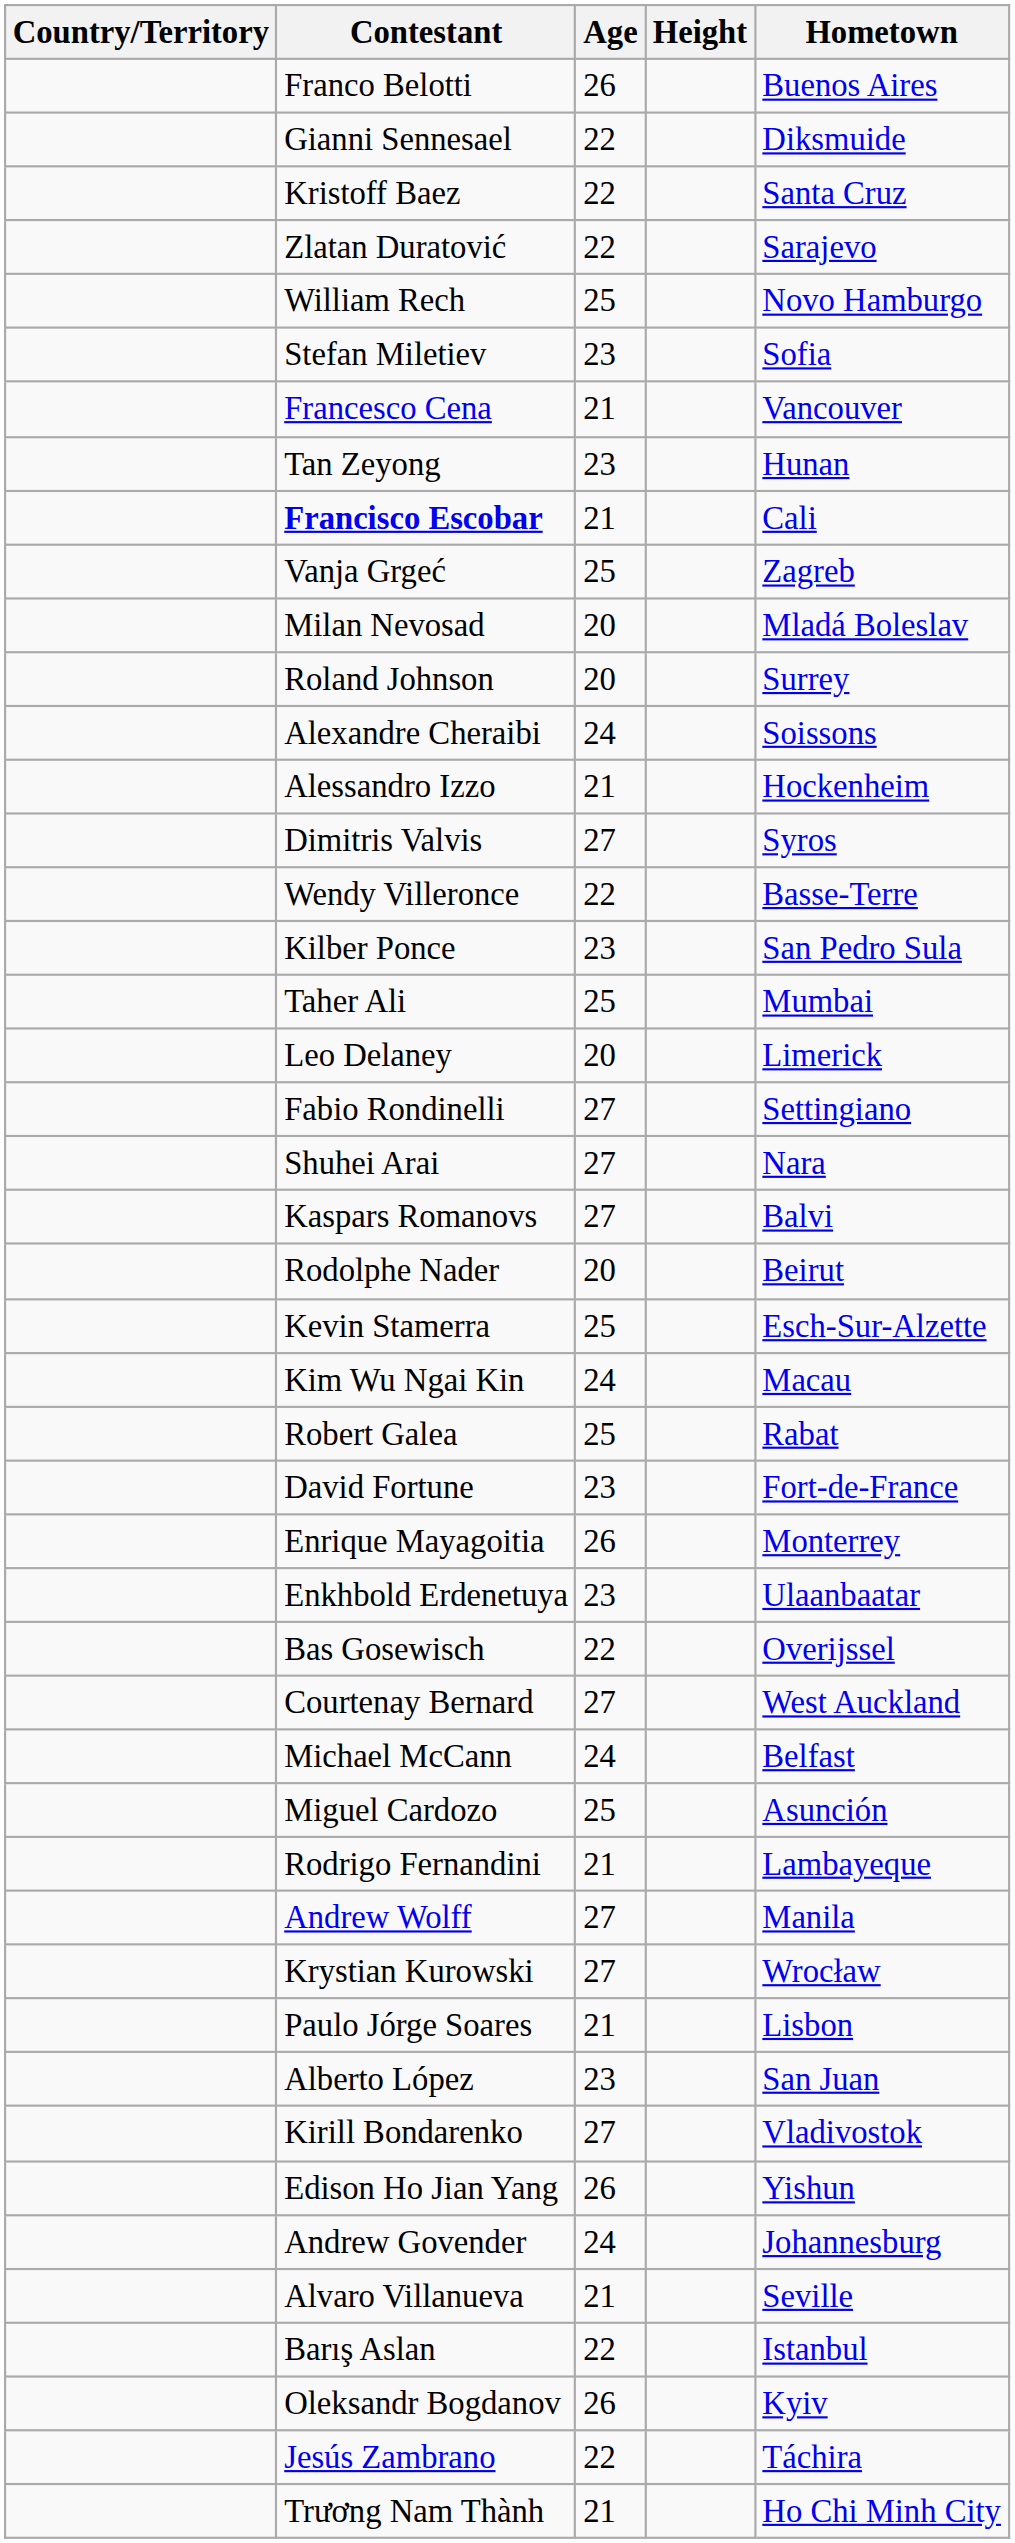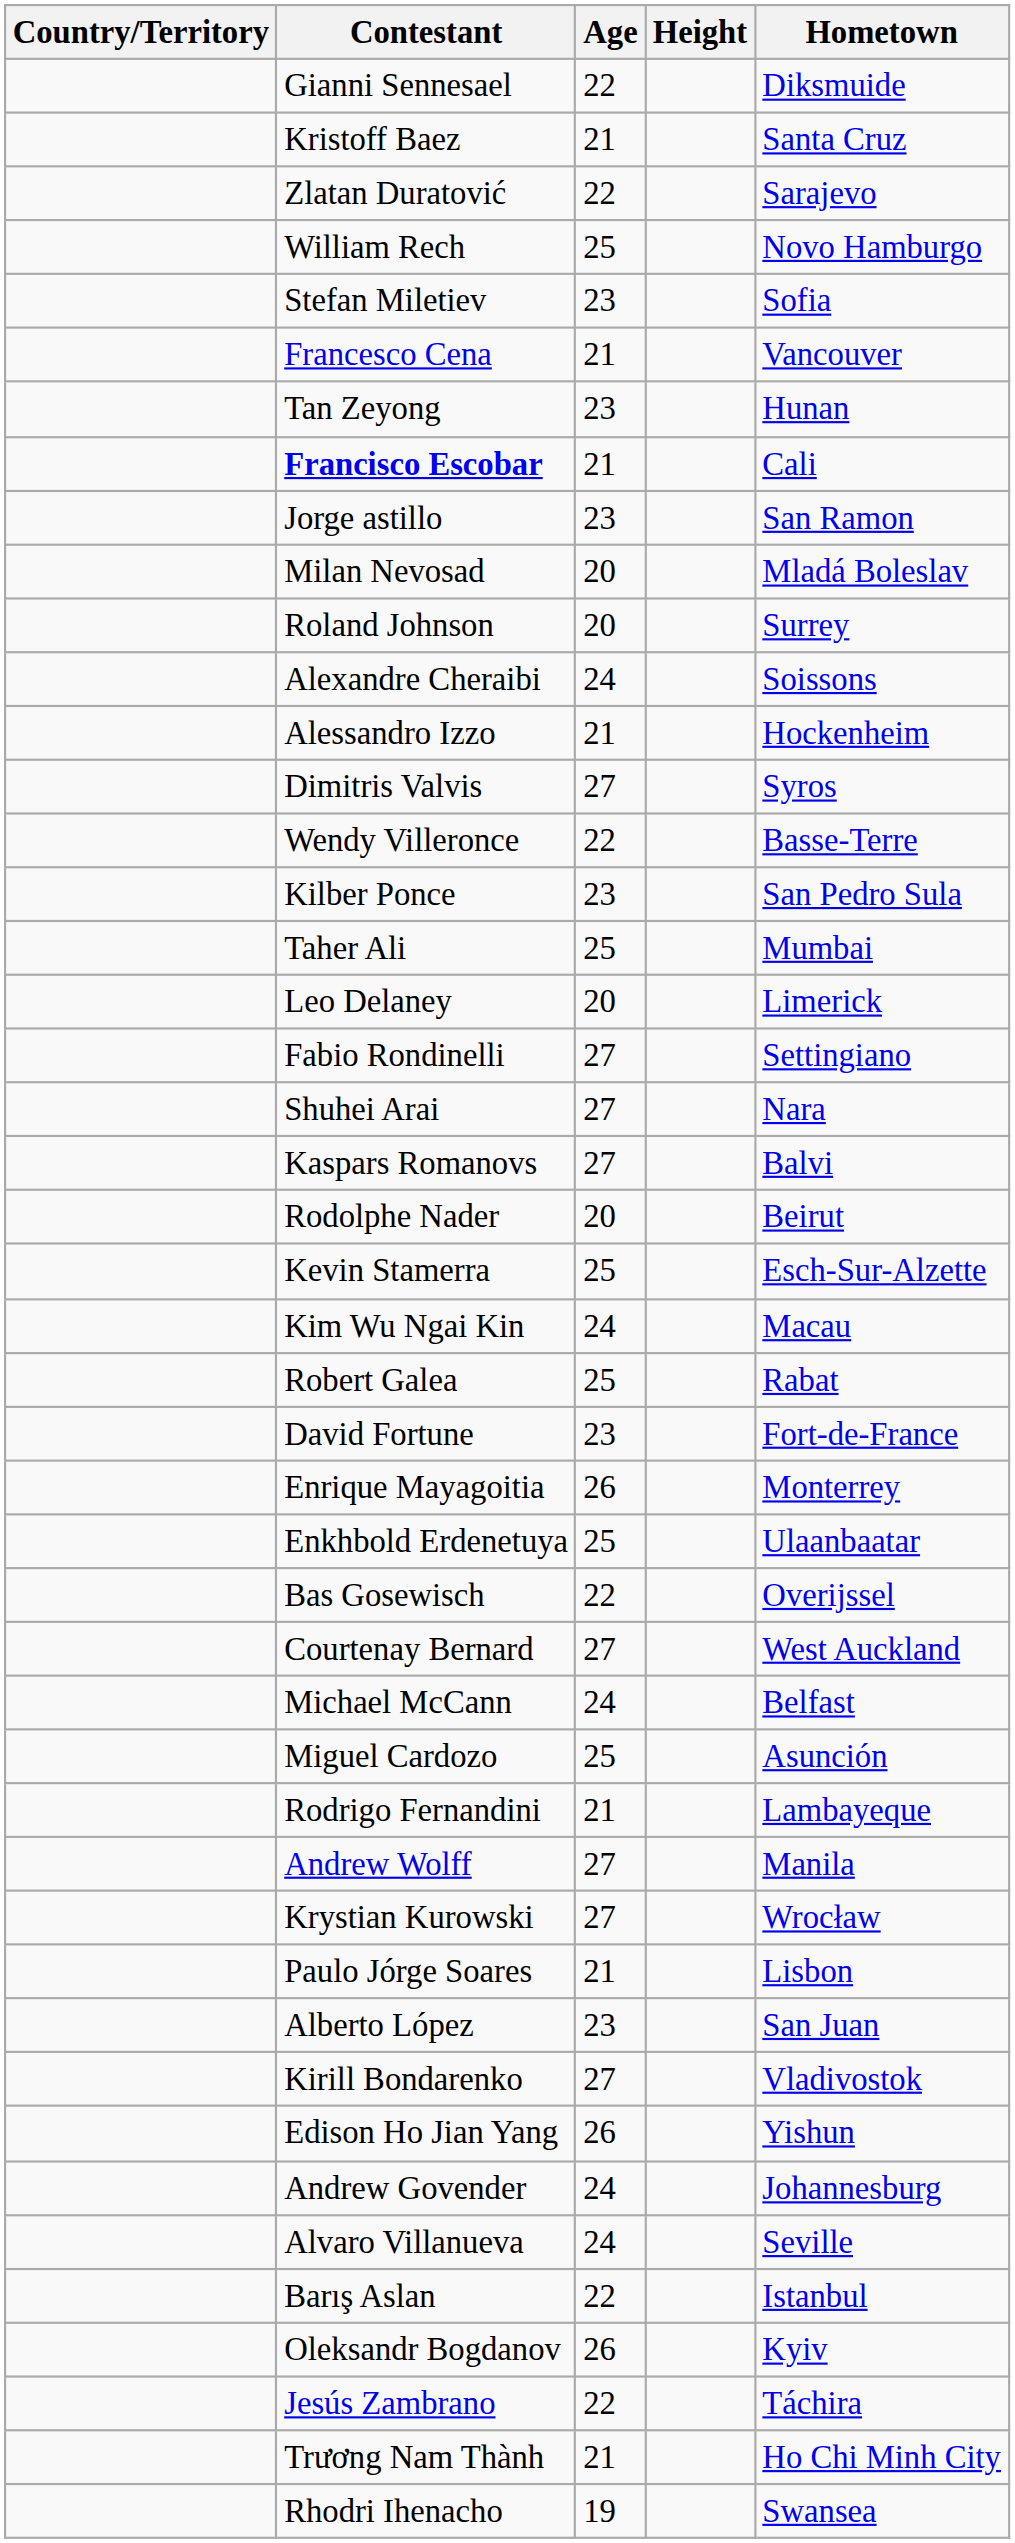- row: (378, 85)
(600, 193) 22 -> (600, 139) 21
+ row: (363, 516)
- row: (365, 570)
(600, 1594) 23 -> (600, 1540) 25
(600, 2294) 21 -> (600, 2240) 24
+ row: (393, 2510)
